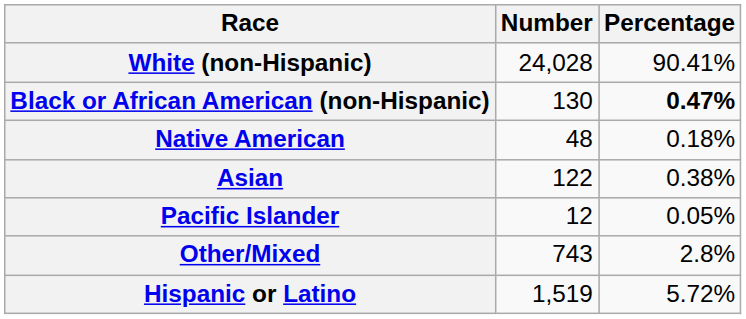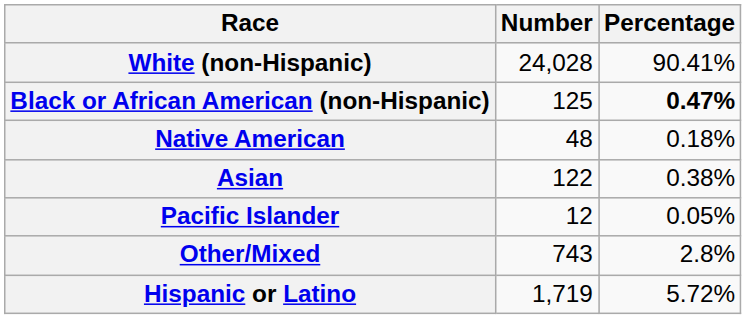(572, 100) 130 -> (572, 100) 125
(562, 293) 1,519 -> (562, 293) 1,719
